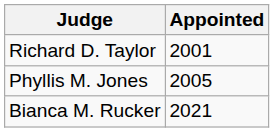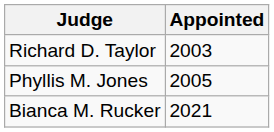(191, 50) 2001 -> (191, 50) 2003
